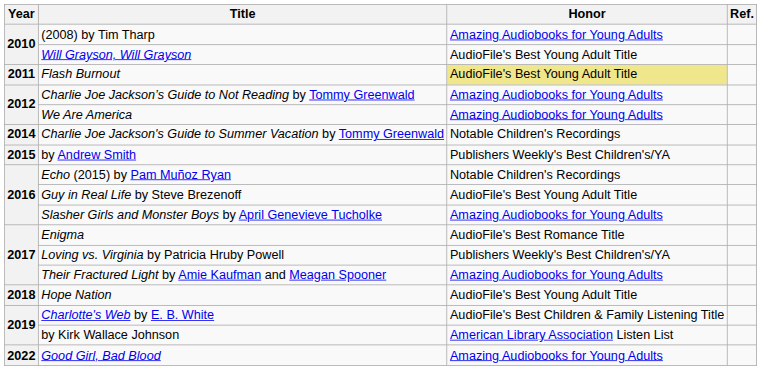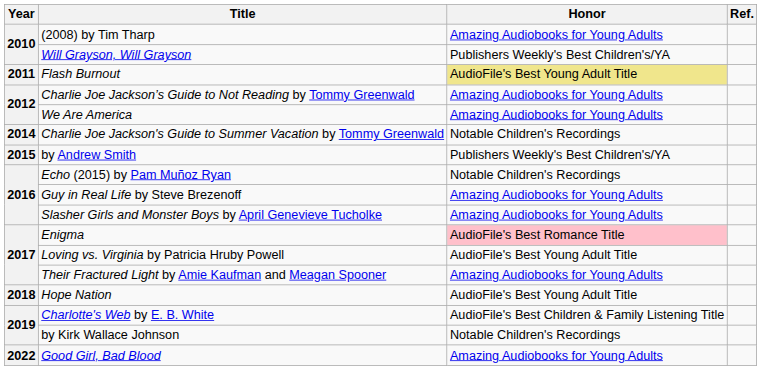(544, 54) AudioFile's Best Young Adult Title -> (560, 54) Publishers Weekly's Best Children's/YA
(544, 194) AudioFile's Best Young Adult Title -> (556, 194) Amazing Audiobooks for Young Adults
(537, 235) no background -> (537, 235) pink background
(560, 255) Publishers Weekly's Best Children's/YA -> (544, 255) AudioFile's Best Young Adult Title
(562, 335) American Library Association Listen List -> (535, 335) Notable Children's Recordings
